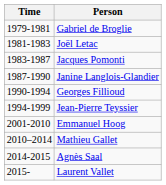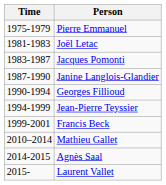+ row: (92, 28)
- row: (94, 28)
+ row: (83, 124)
- row: (91, 124)
